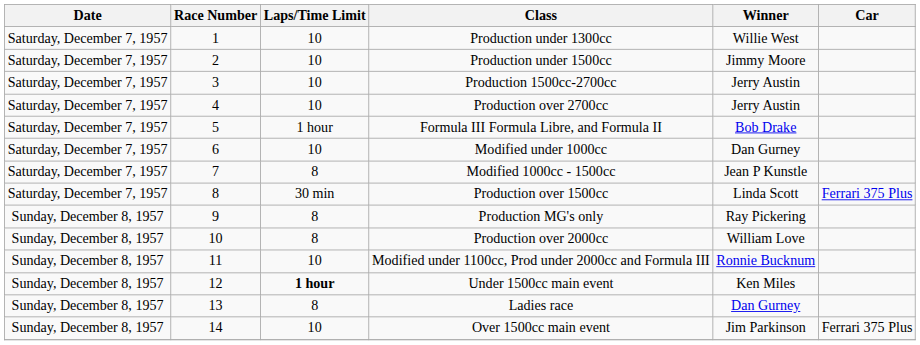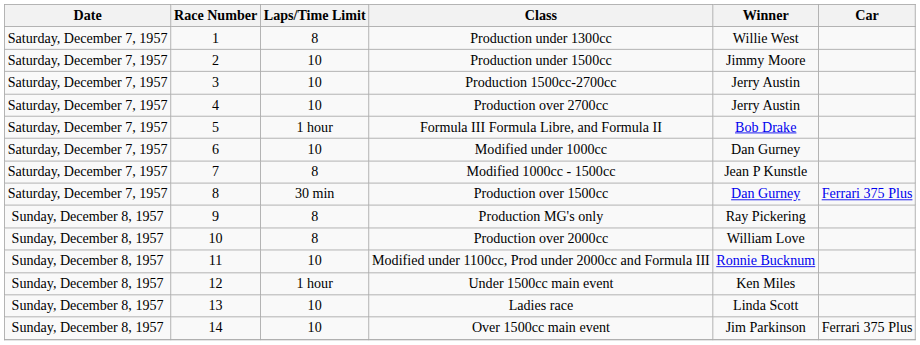(315, 37) 10 -> (315, 37) 8
(766, 194) Linda Scott -> (766, 194) Dan Gurney
(315, 283) bold -> (315, 283) normal
(315, 305) 8 -> (315, 305) 10
(766, 305) Dan Gurney -> (766, 305) Linda Scott
